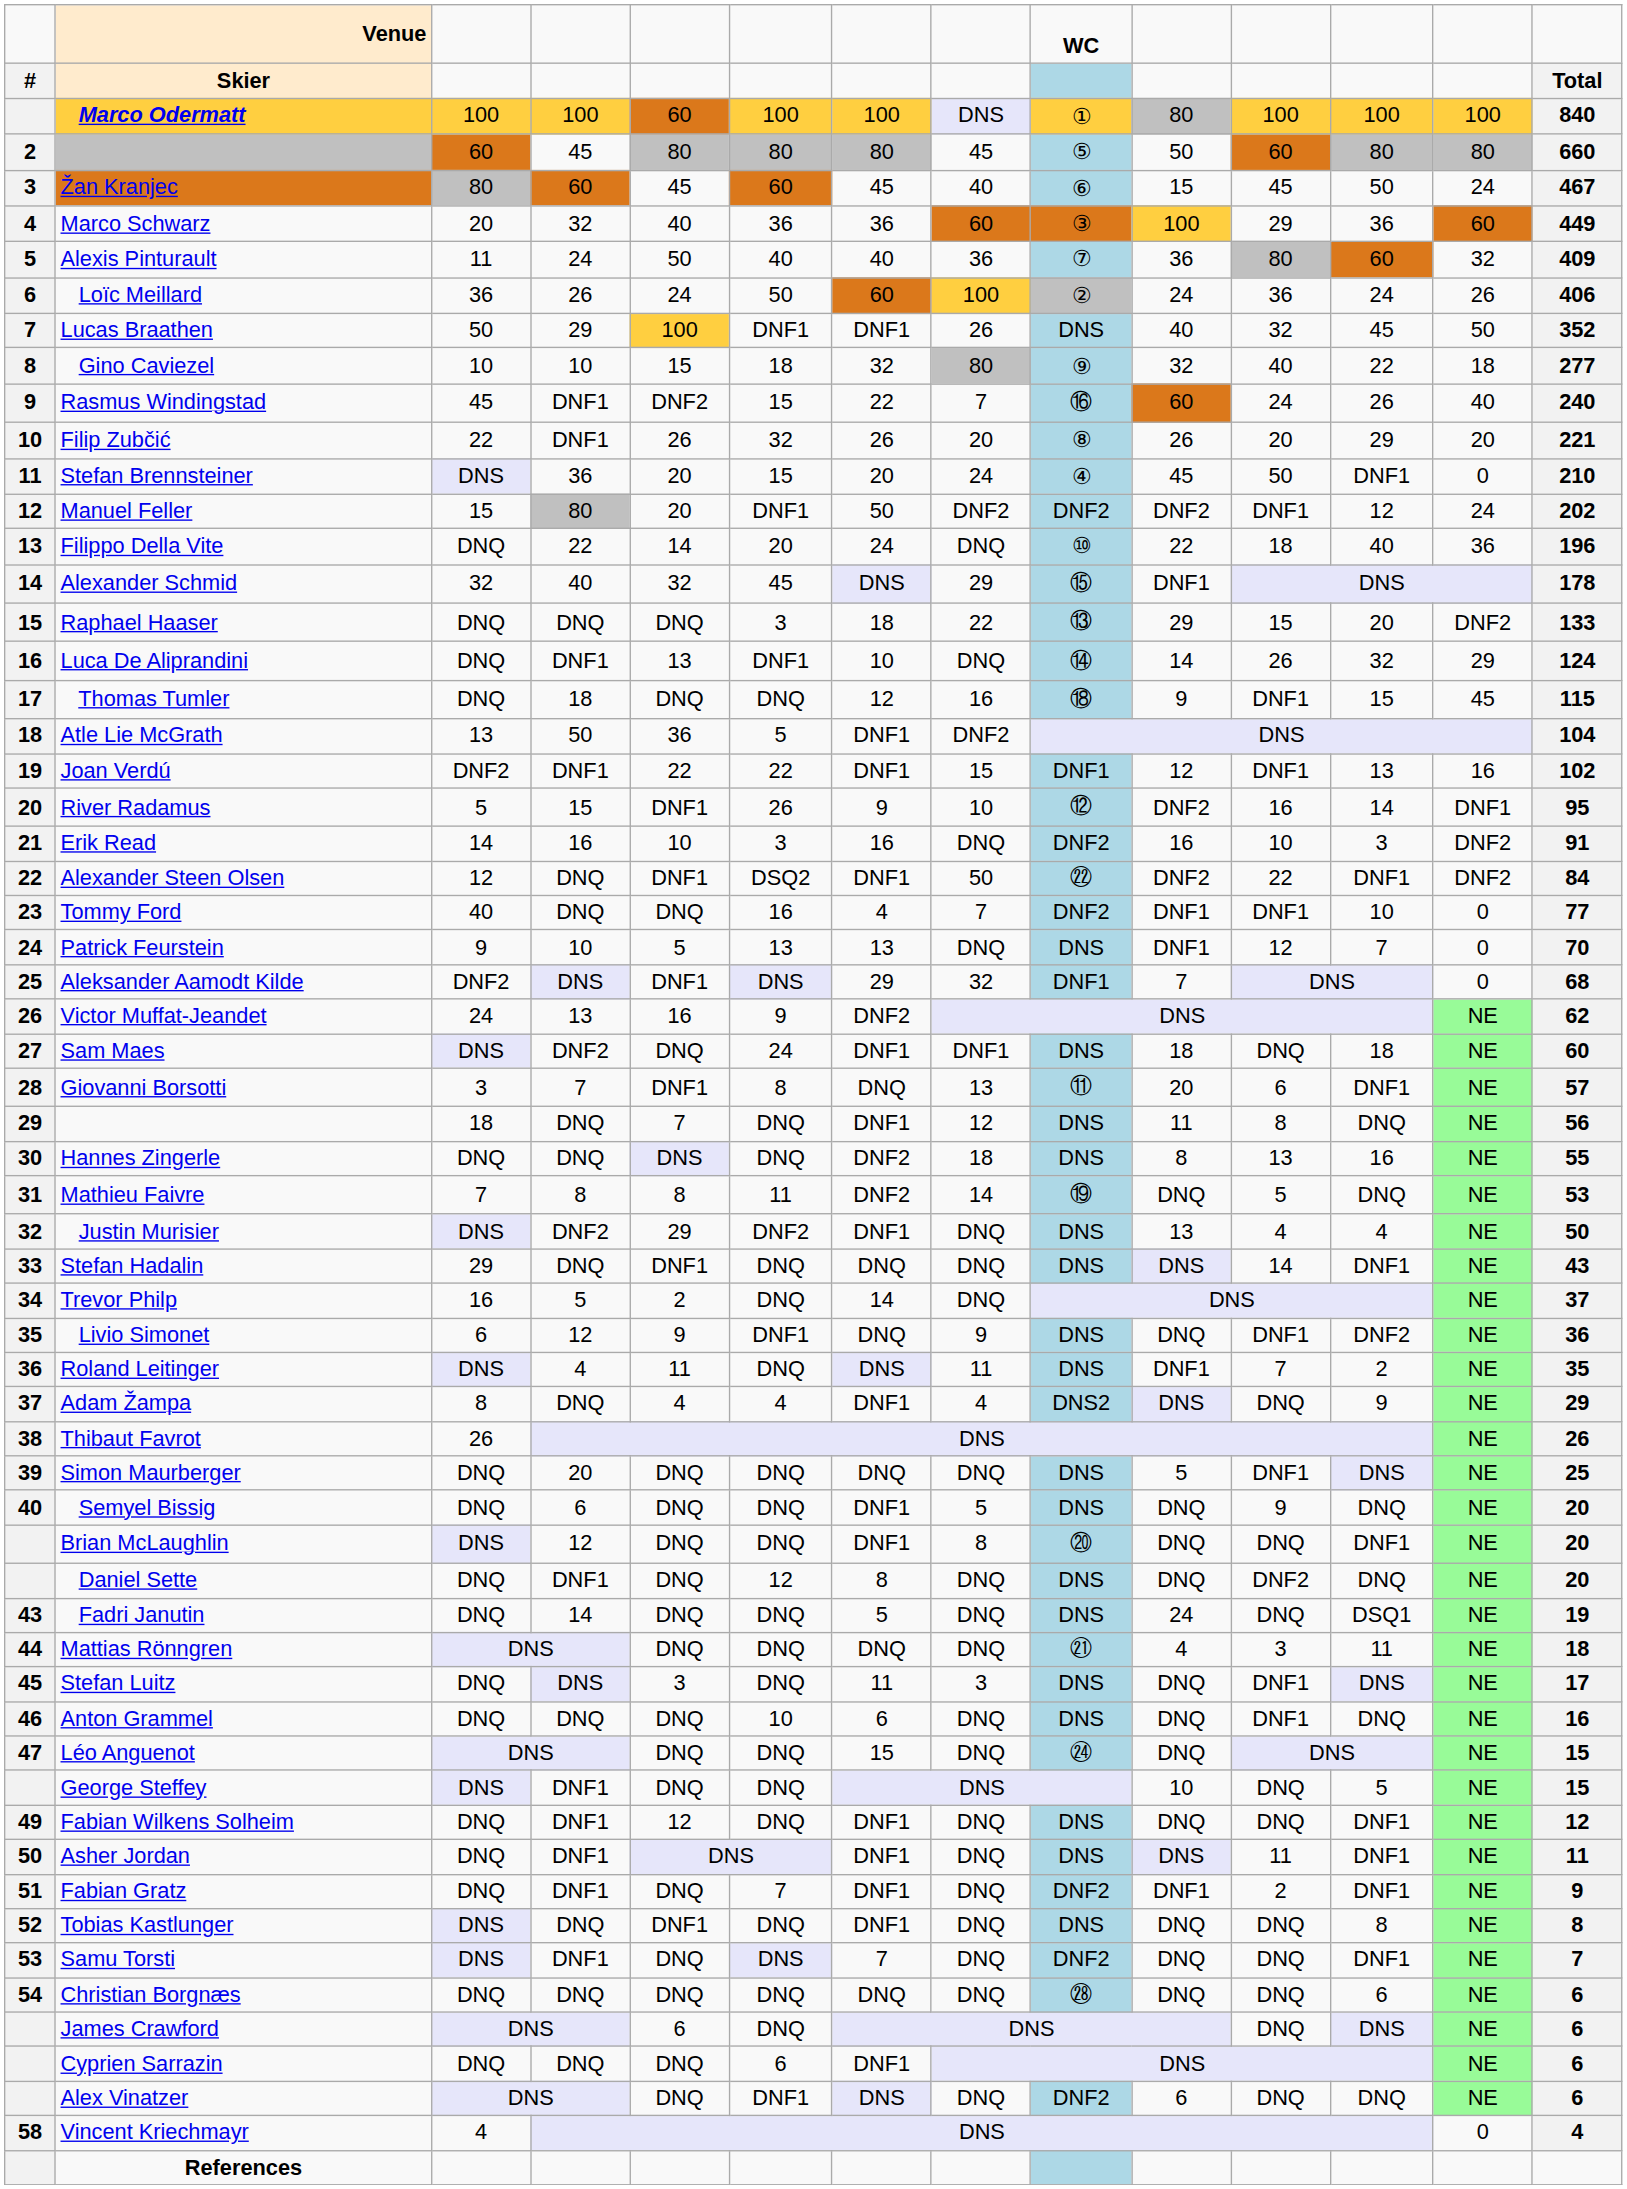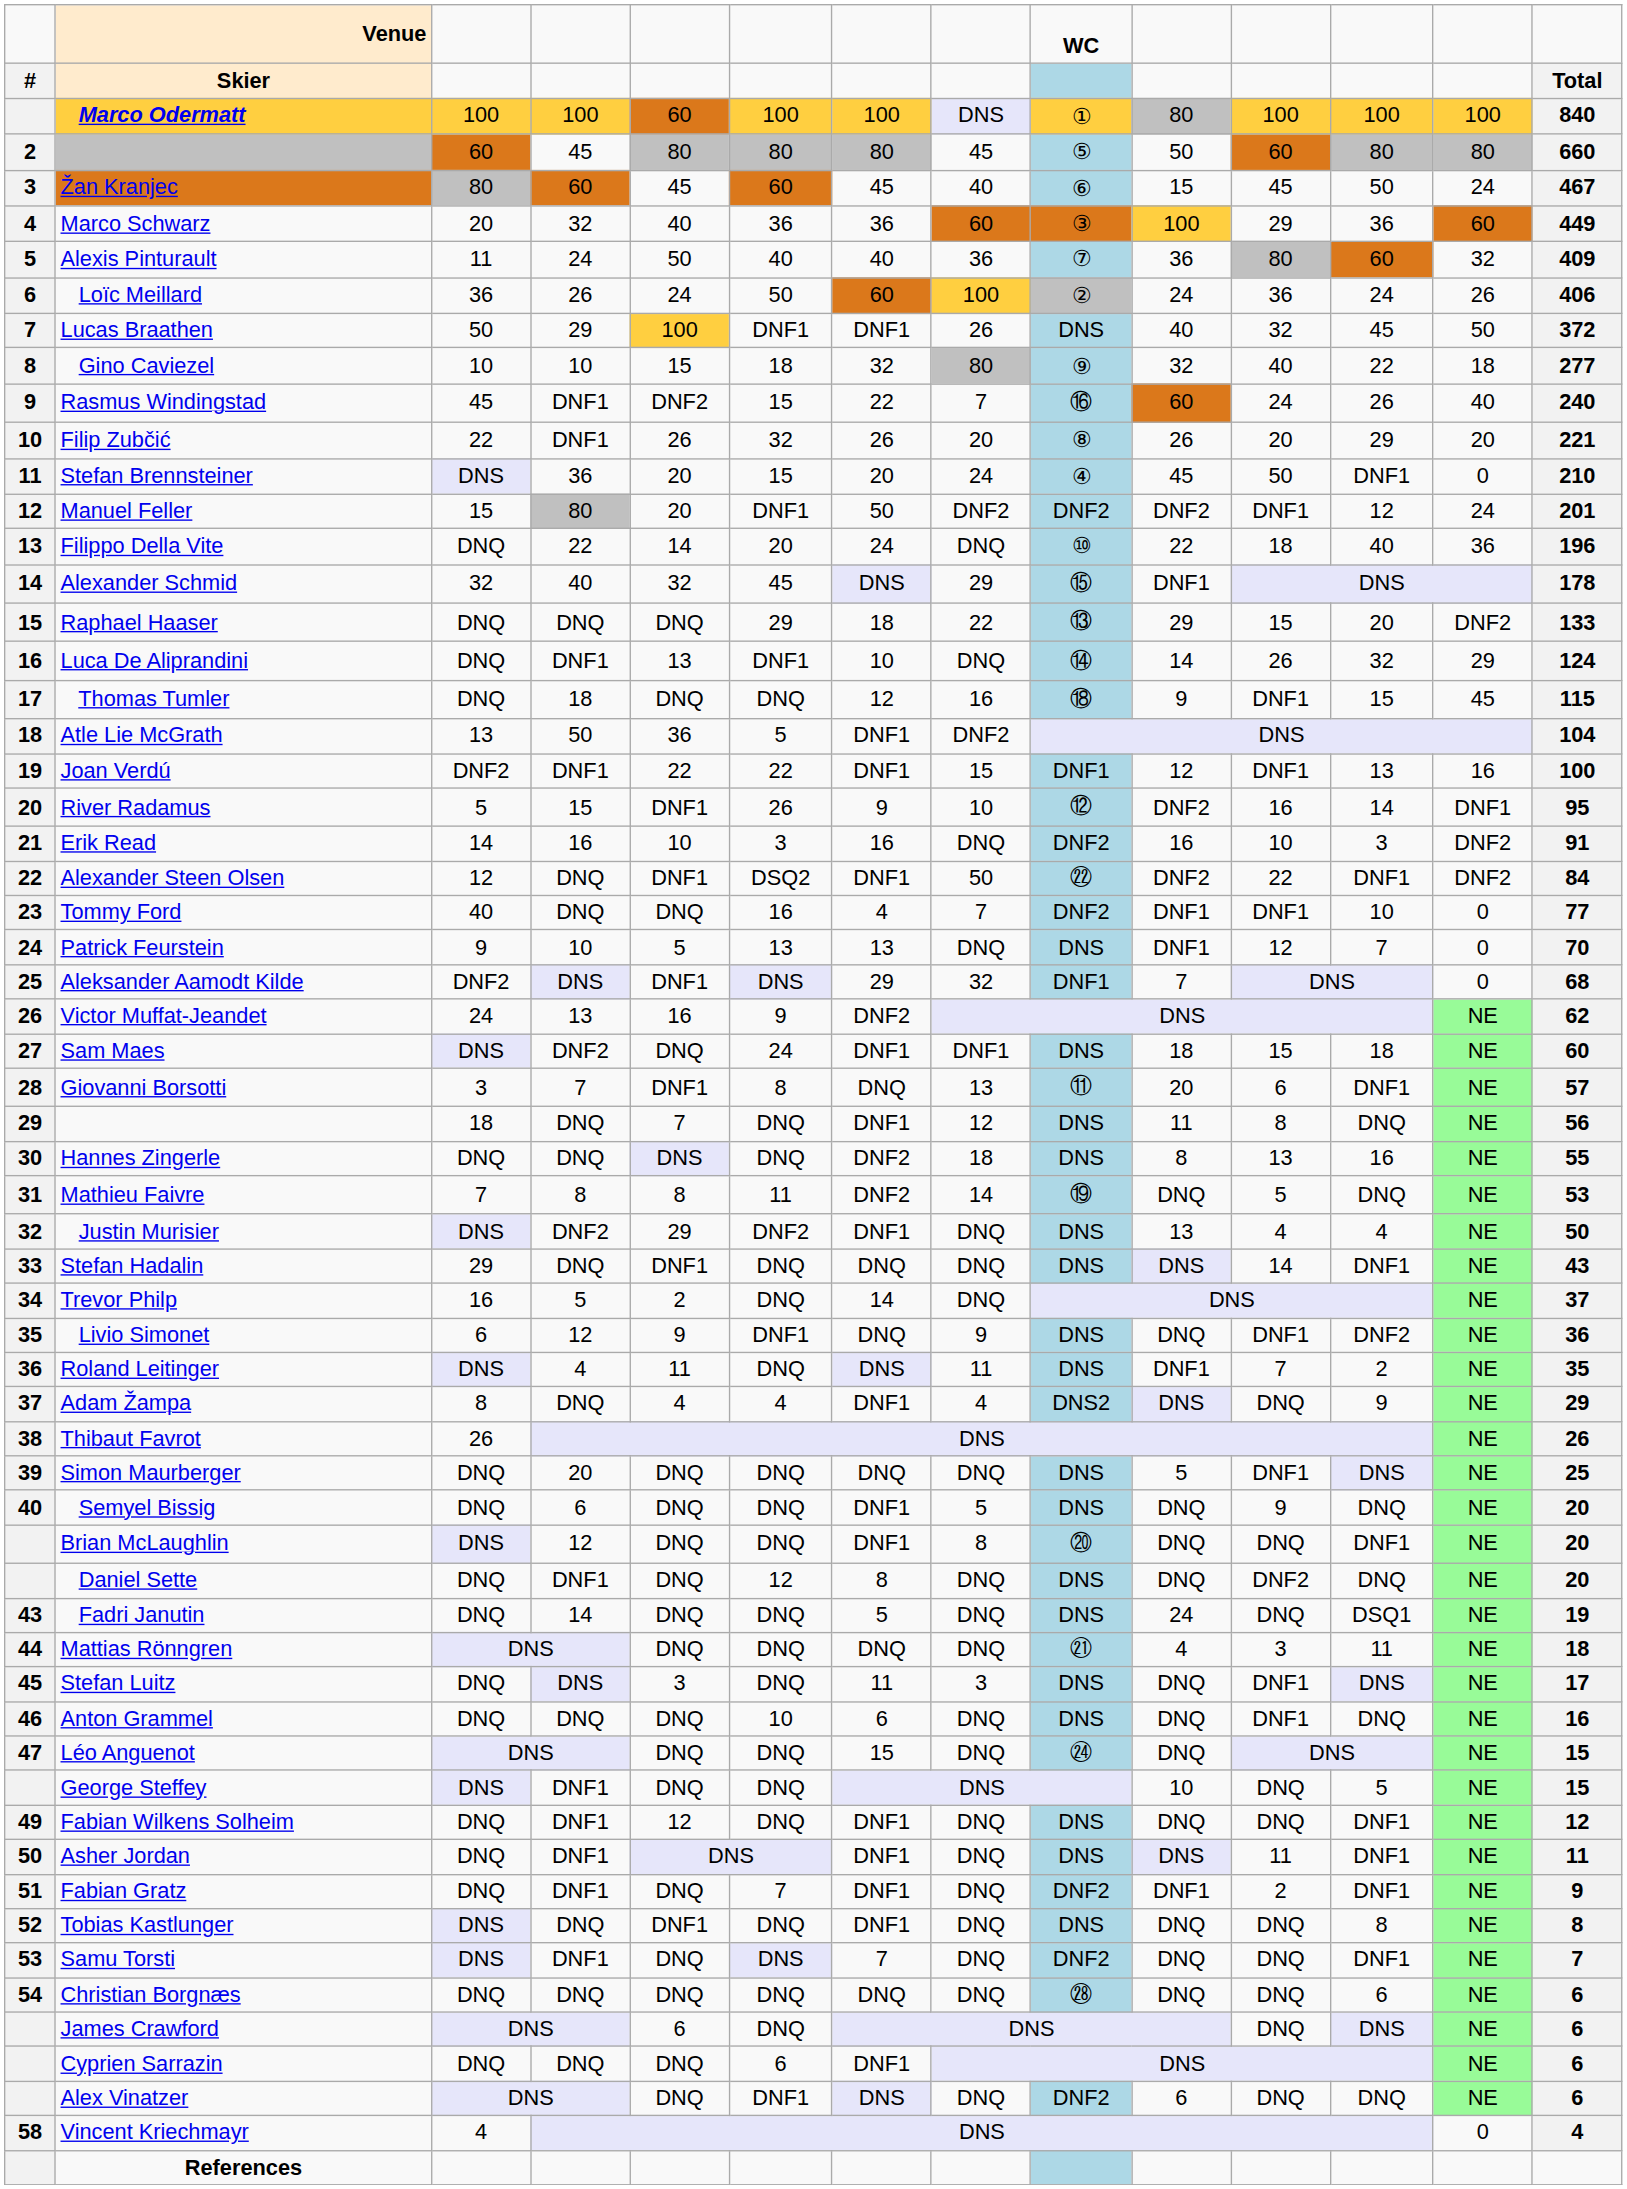(1577, 330) 352 -> (1577, 330) 372
(1577, 511) 202 -> (1577, 511) 201
(781, 622) 3 -> (781, 622) 29
(1577, 770) 102 -> (1577, 770) 100
(1281, 1050) DNQ -> (1281, 1050) 15
